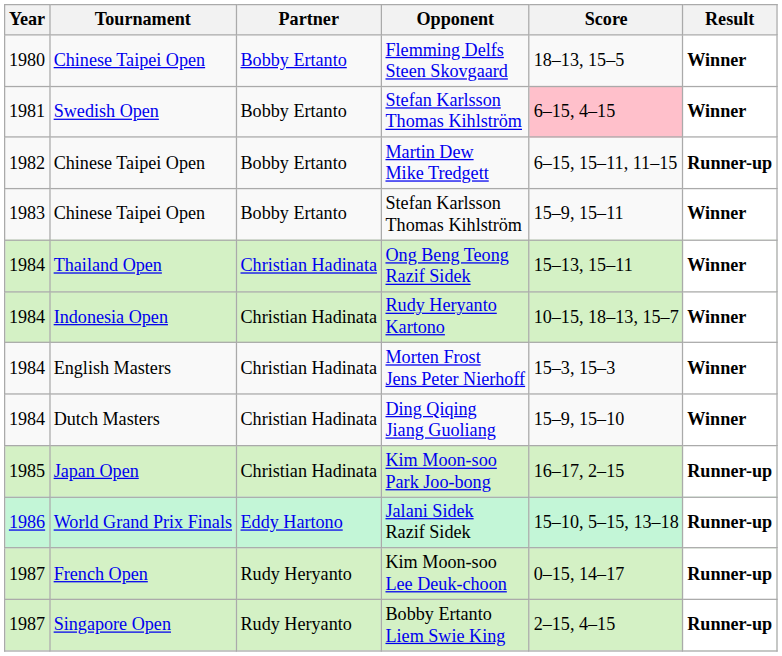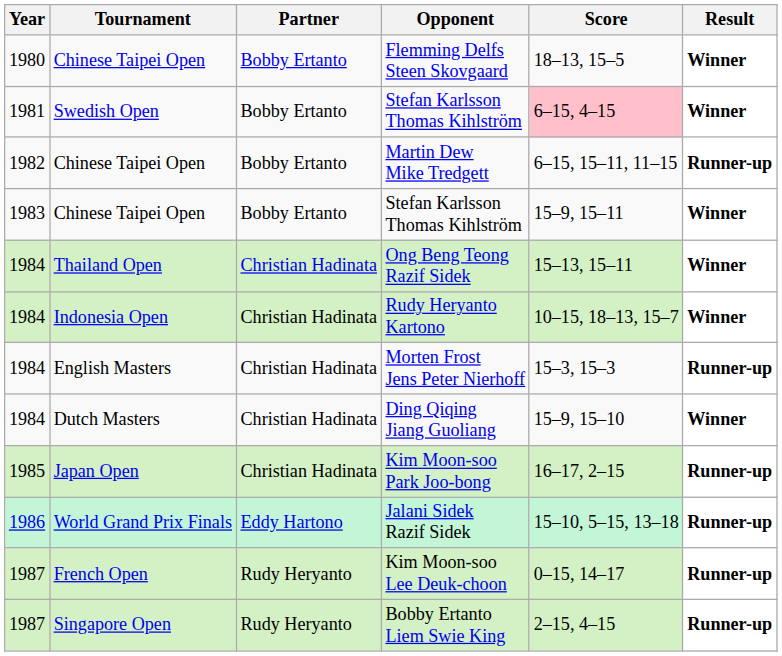(717, 368) Winner -> (730, 368) Runner-up
